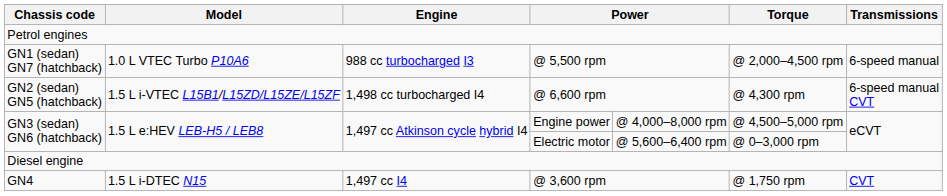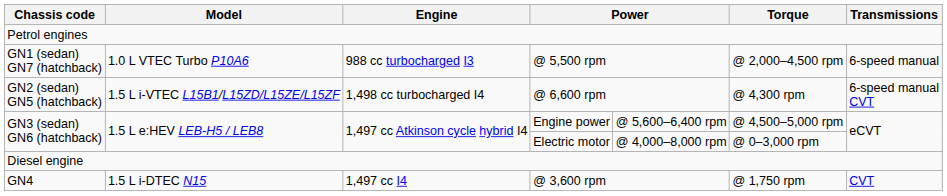(671, 122) @ 4,000–8,000 rpm -> (671, 122) @ 5,600–6,400 rpm
(671, 142) @ 5,600–6,400 rpm -> (671, 142) @ 4,000–8,000 rpm
